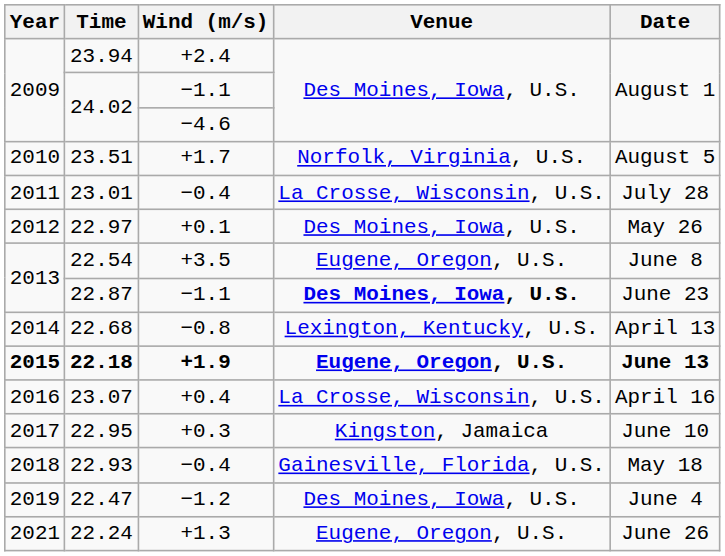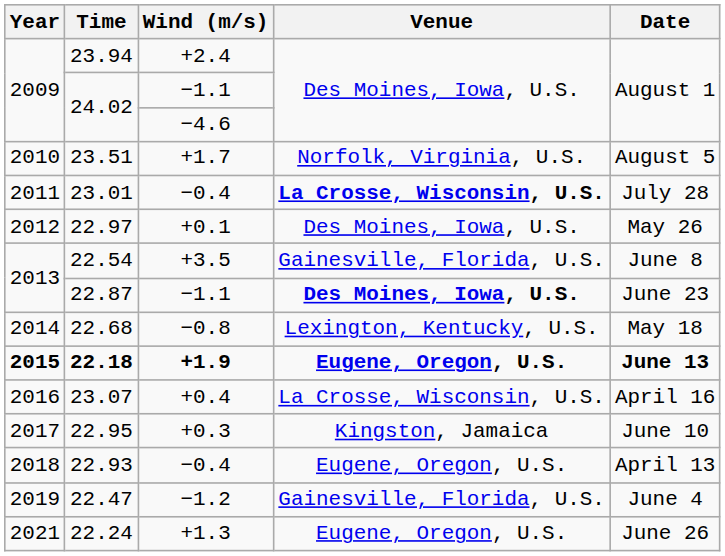(442, 192) normal -> (442, 192) bold
(442, 261) Eugene, Oregon, U.S. -> (442, 261) Gainesville, Florida, U.S.
(665, 329) April 13 -> (665, 329) May 18
(442, 465) Gainesville, Florida, U.S. -> (442, 465) Eugene, Oregon, U.S.
(665, 465) May 18 -> (665, 465) April 13
(442, 499) Des Moines, Iowa, U.S. -> (442, 499) Gainesville, Florida, U.S.
